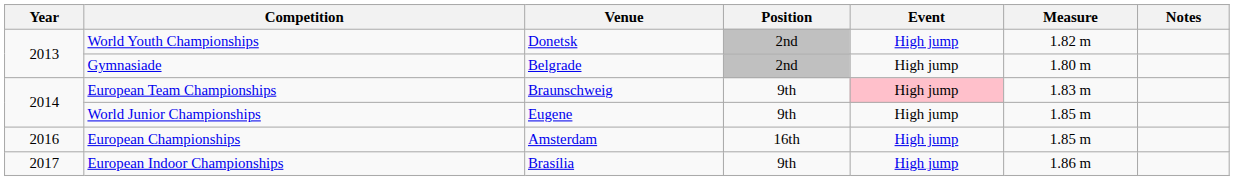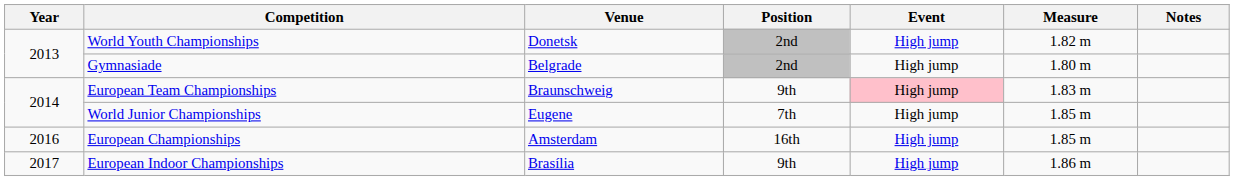(787, 114) 9th -> (787, 114) 7th
